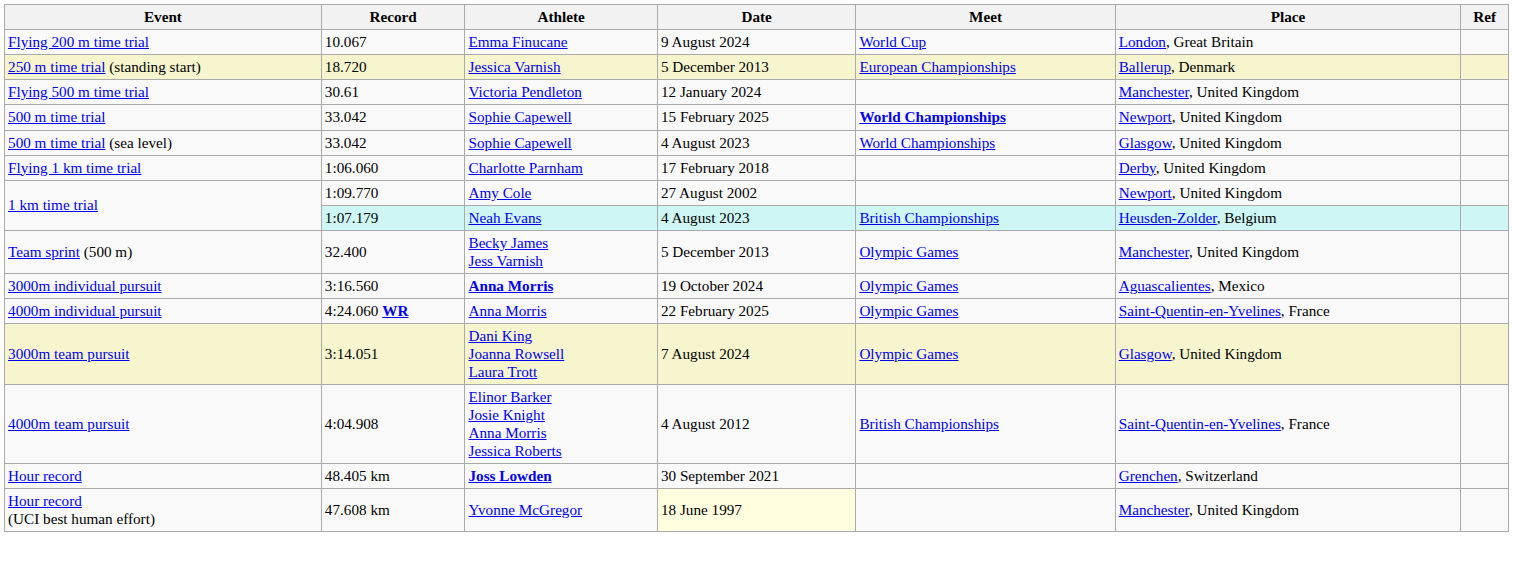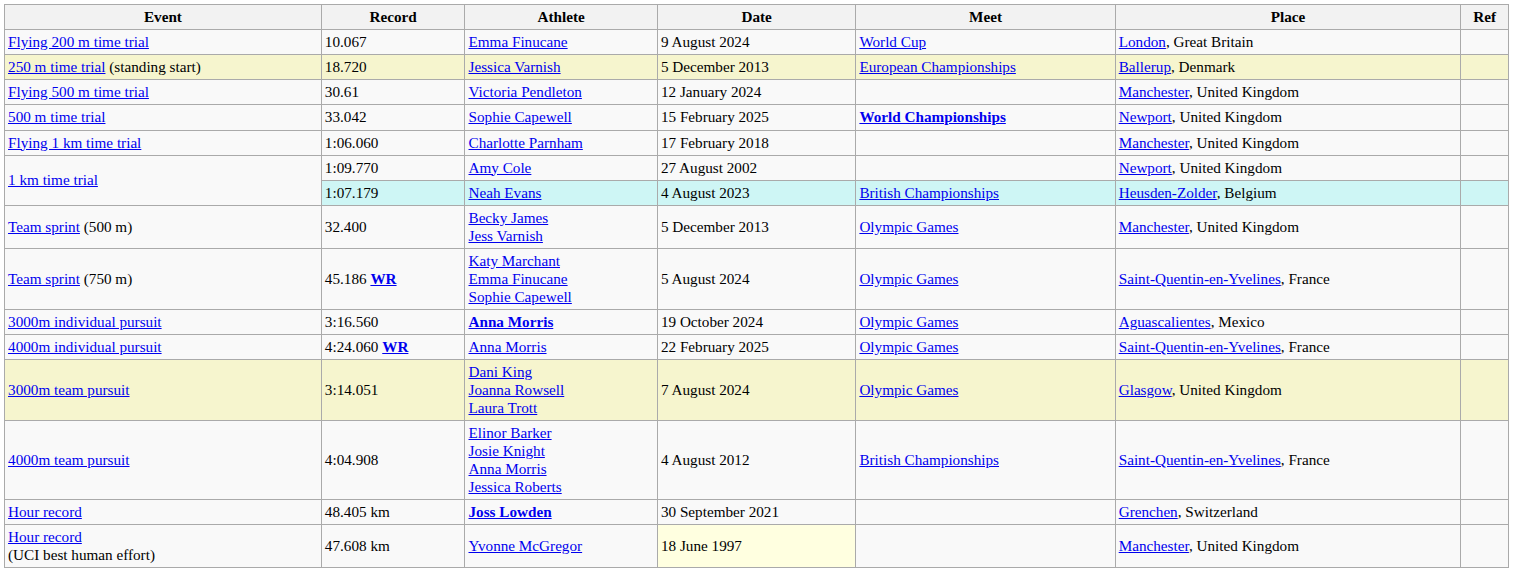- row: (90, 142)
(1192, 167) Derby, United Kingdom -> (1209, 142) Manchester, United Kingdom
+ row: (70, 278)
